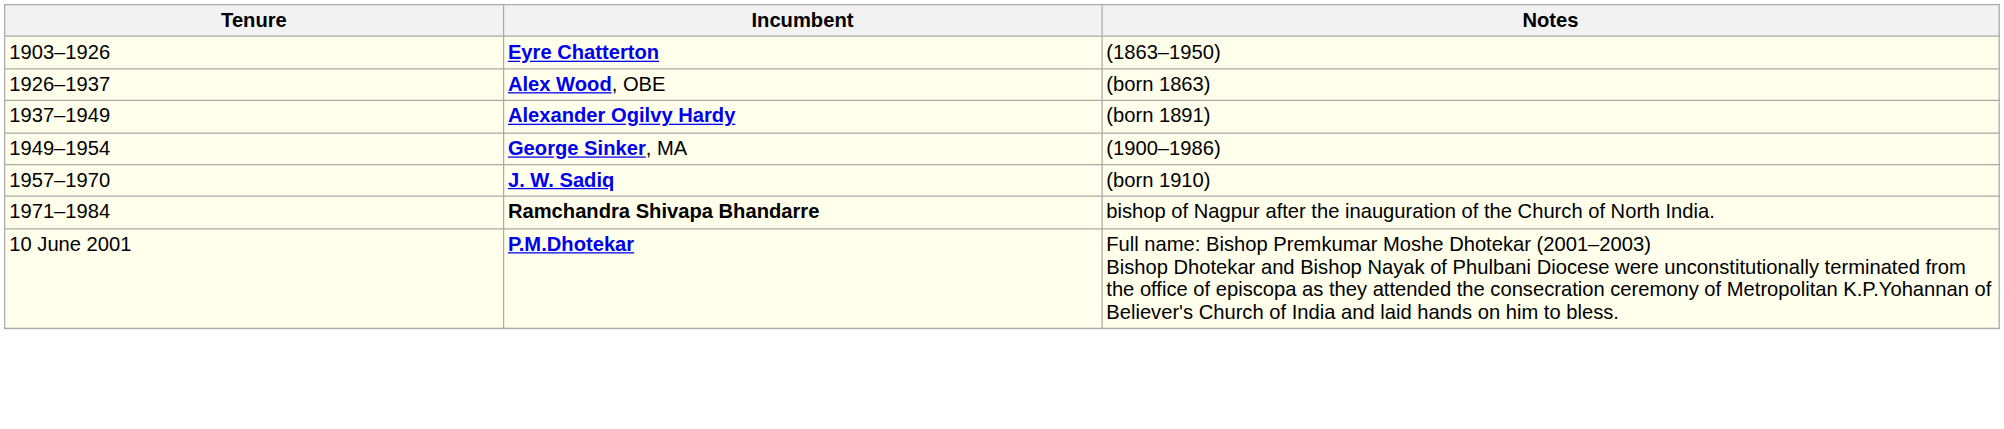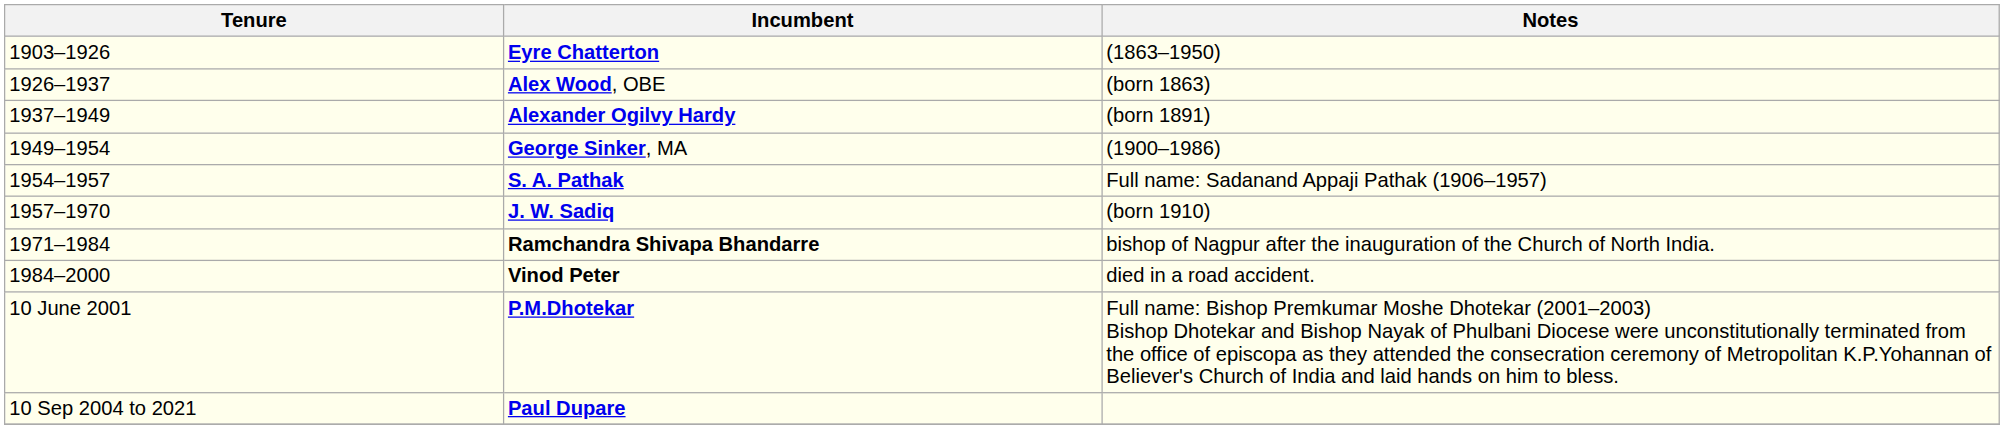+ row: (566, 180)
+ row: (564, 276)
+ row: (567, 408)
